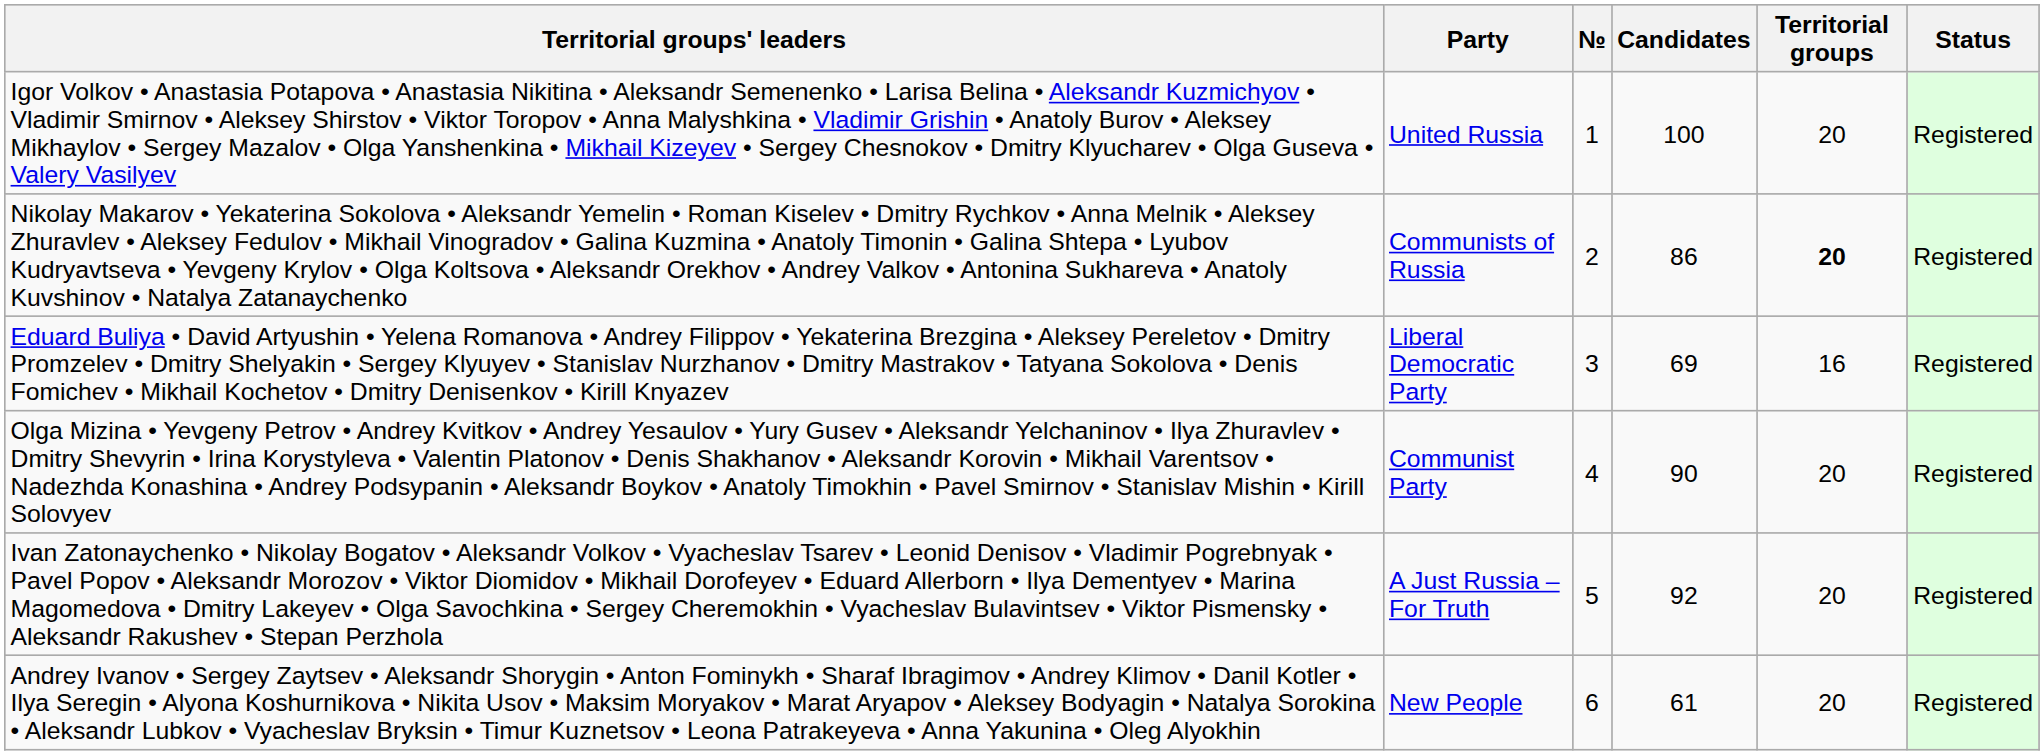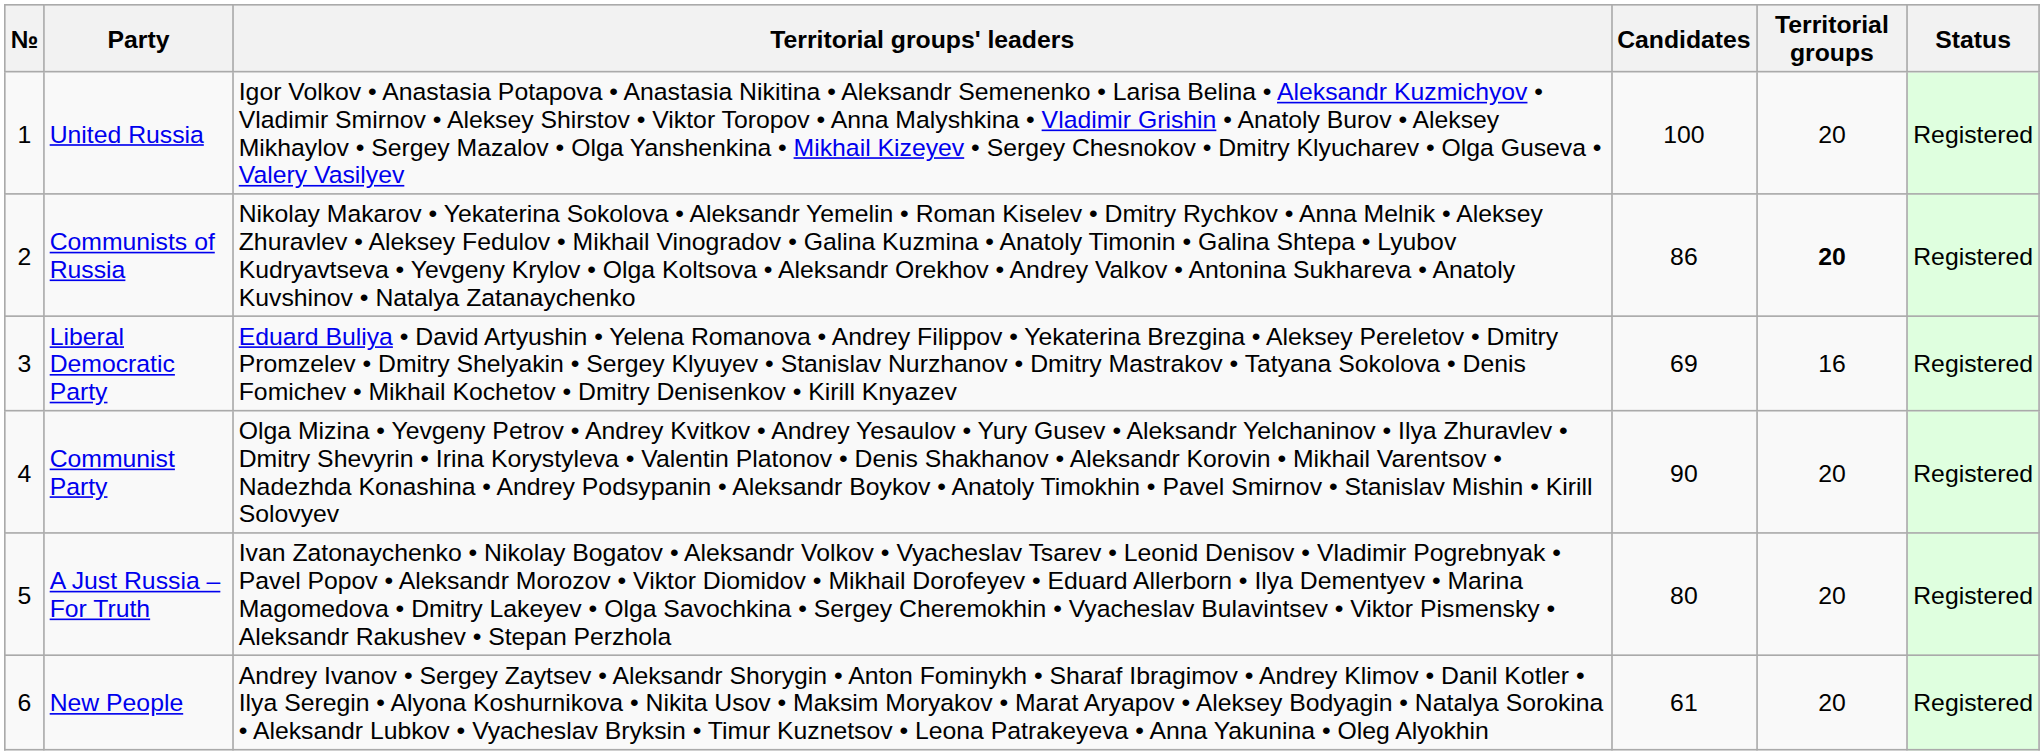columns swapped: (1592, 38) <-> (694, 38)
(1684, 595) 92 -> (1684, 595) 80
